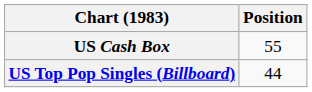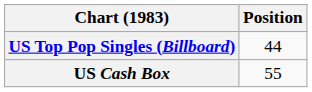rows swapped: (122, 73) <-> (122, 45)
